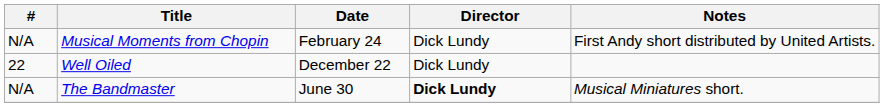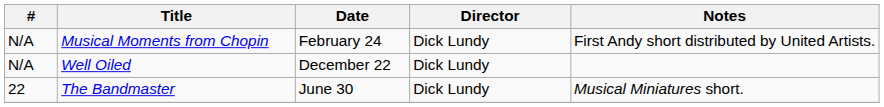(17, 65) 22 -> (21, 65) N/A
(21, 89) N/A -> (17, 89) 22
(455, 89) bold -> (451, 89) normal
